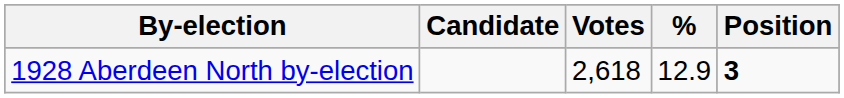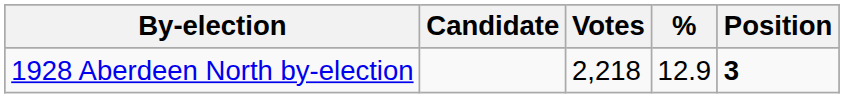(606, 69) 2,618 -> (606, 69) 2,218
